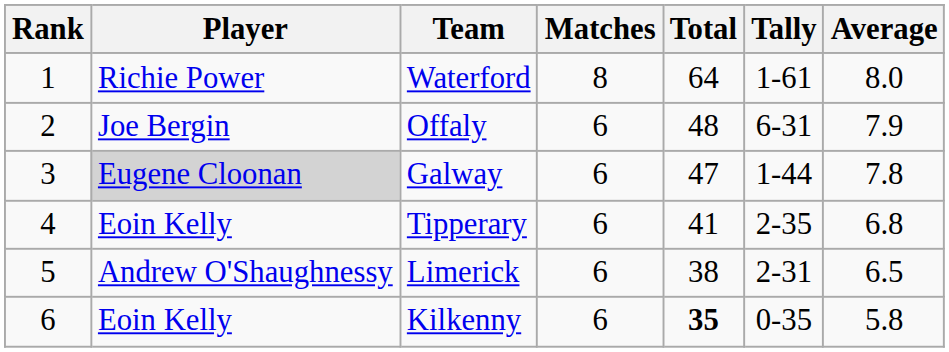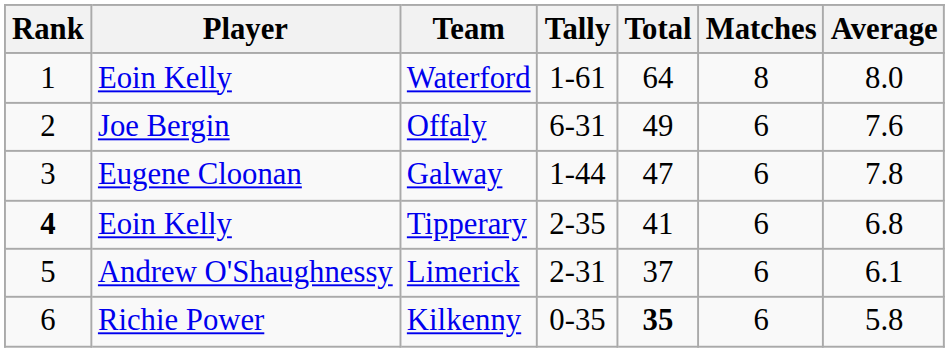columns swapped: (784, 28) <-> (600, 28)
(181, 77) Richie Power -> (165, 77) Eoin Kelly
(703, 126) 48 -> (658, 126) 49
(884, 126) 7.9 -> (884, 126) 7.6
(200, 175) lightgrey background -> (200, 175) no background
(48, 223) normal -> (48, 223) bold
(703, 272) 38 -> (658, 272) 37
(884, 272) 6.5 -> (884, 272) 6.1
(165, 321) Eoin Kelly -> (181, 321) Richie Power
